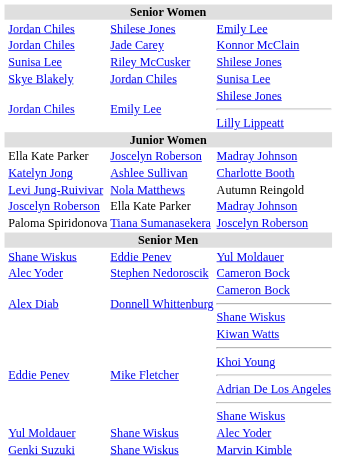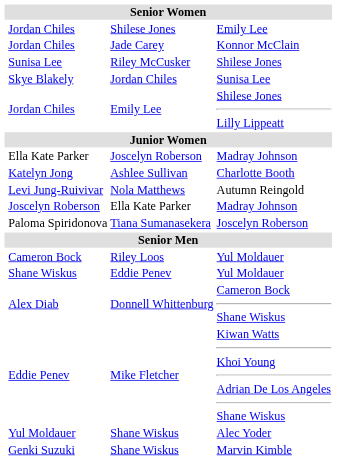+ row: (45, 256)
- row: (36, 273)
